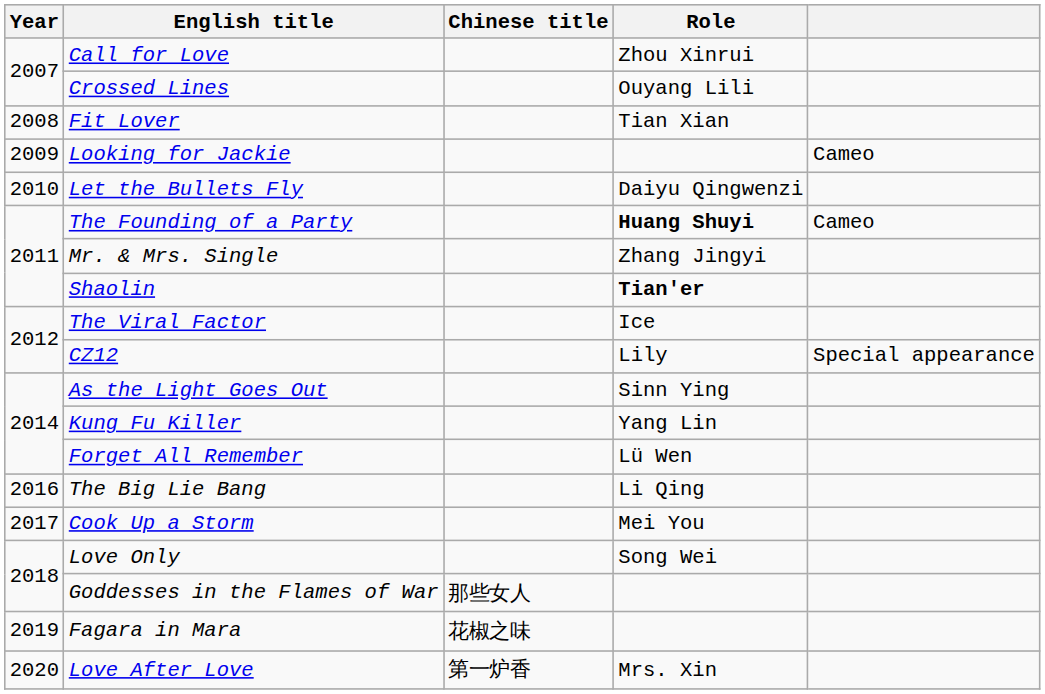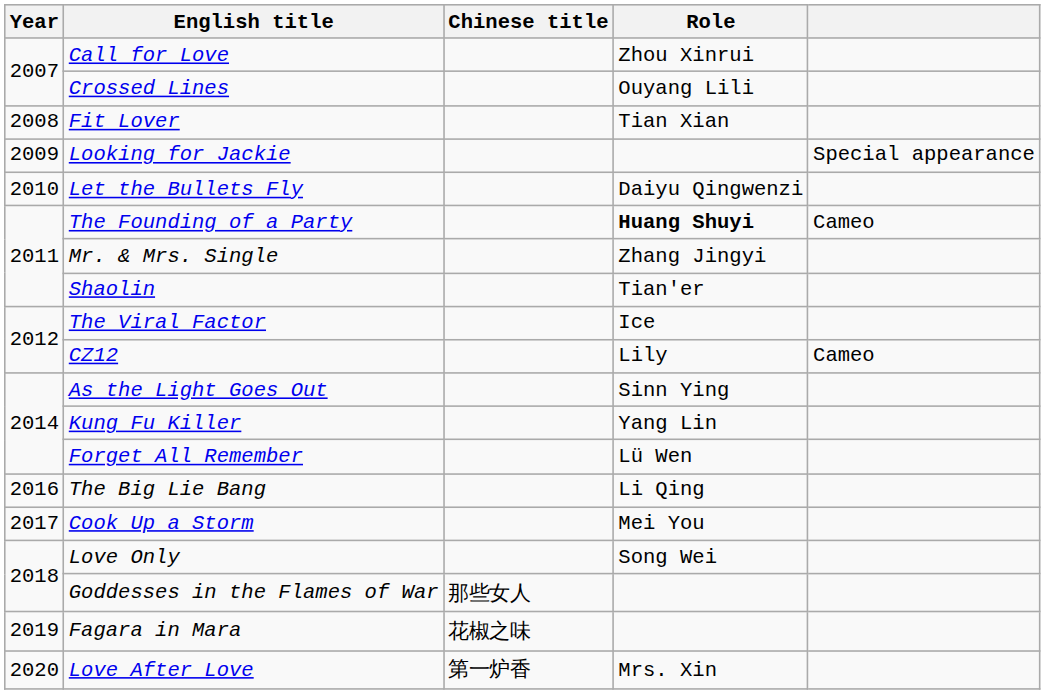(844, 155) Cameo -> (924, 155) Special appearance
(662, 289) bold -> (662, 289) normal
(924, 356) Special appearance -> (844, 356) Cameo
